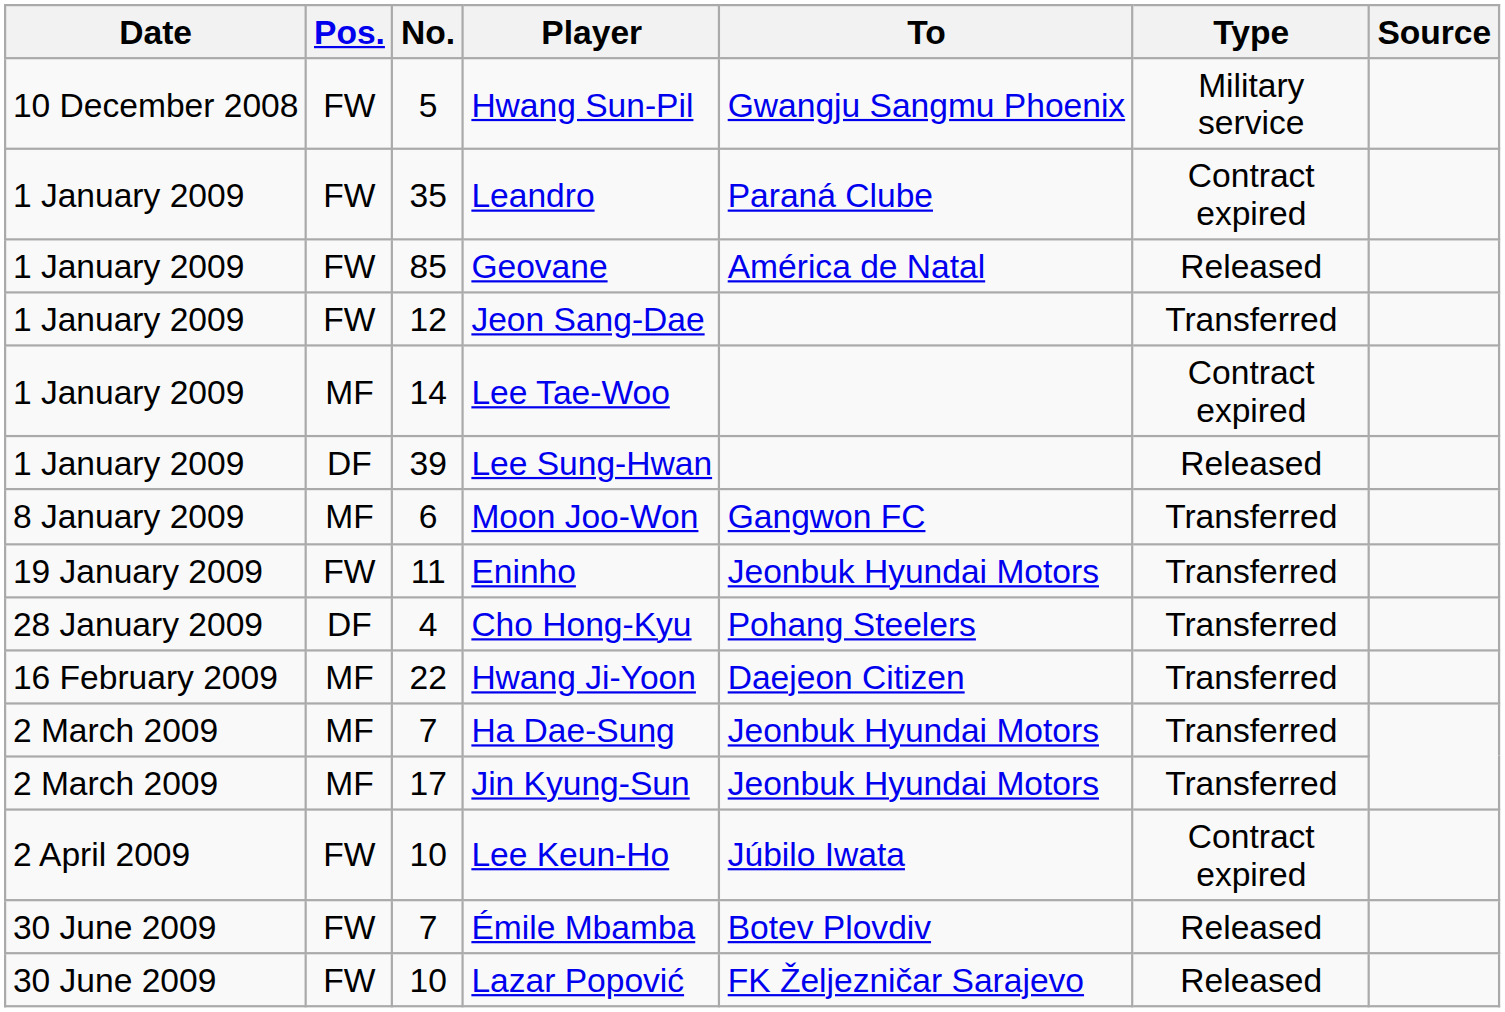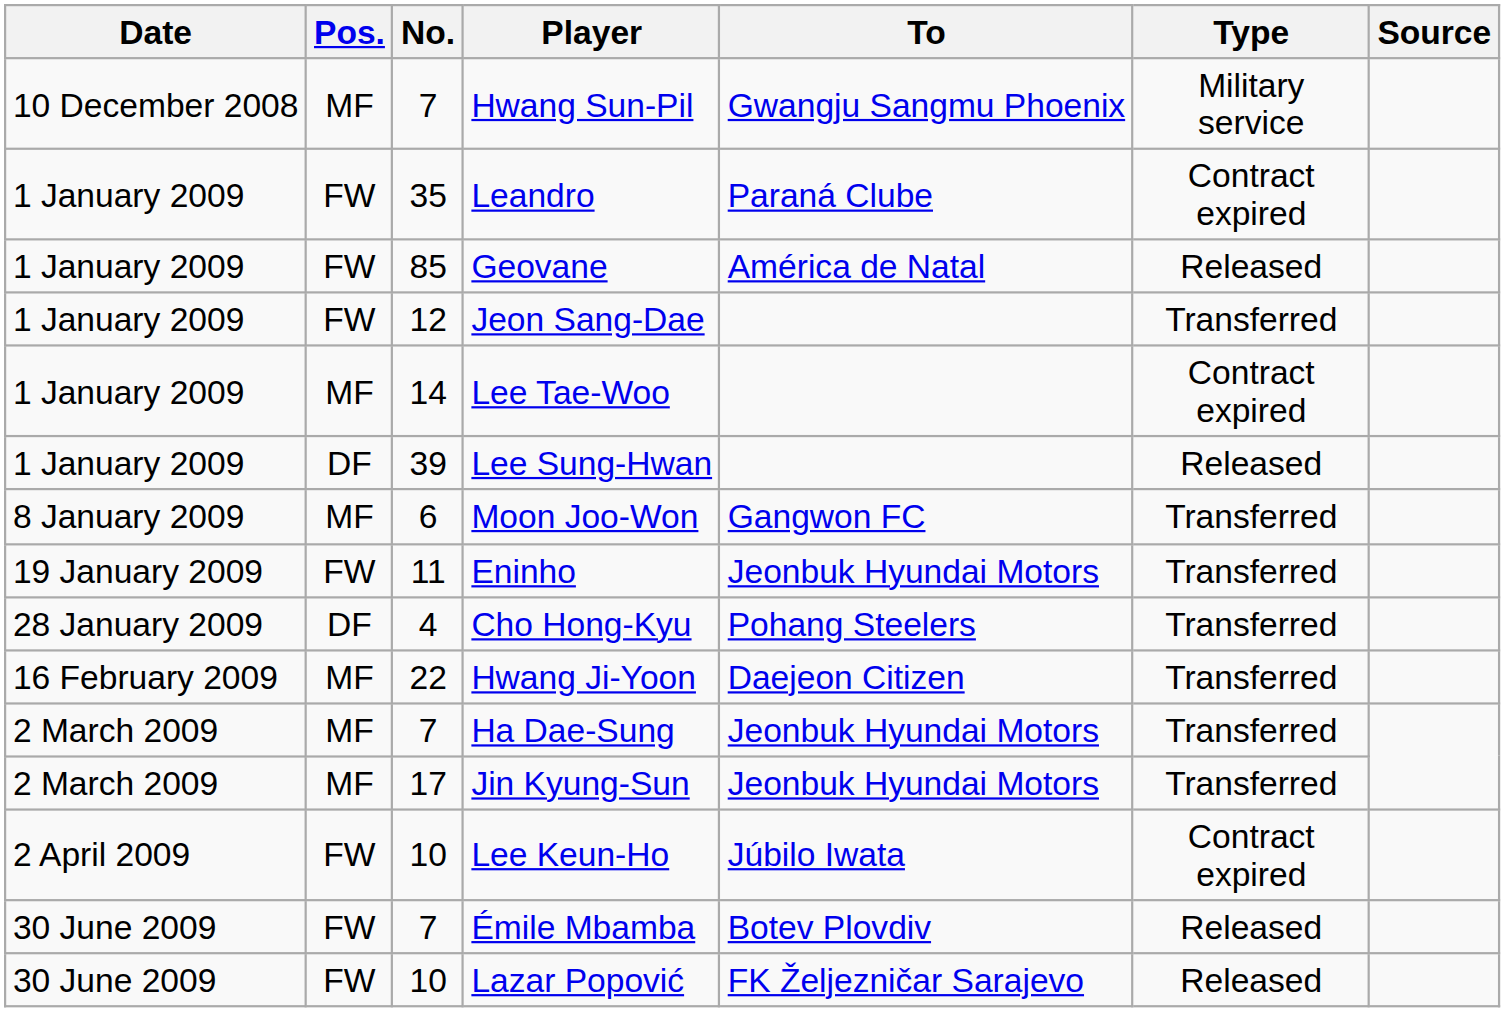(349, 104) FW -> (349, 104) MF
(428, 104) 5 -> (428, 104) 7
